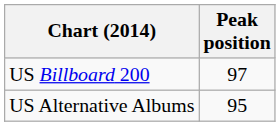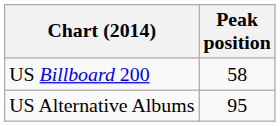(237, 74) 97 -> (237, 74) 58
